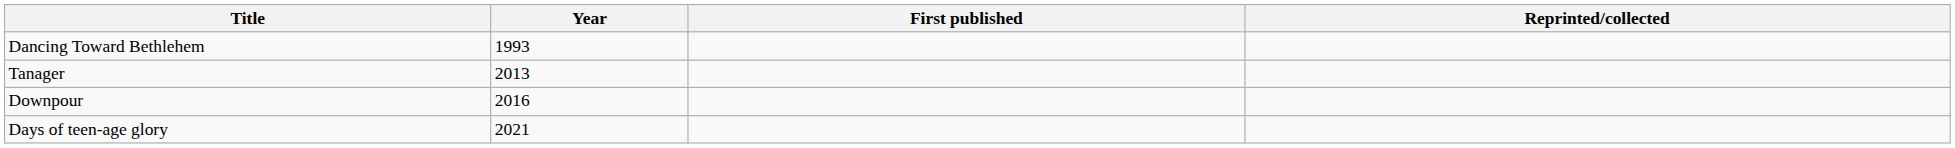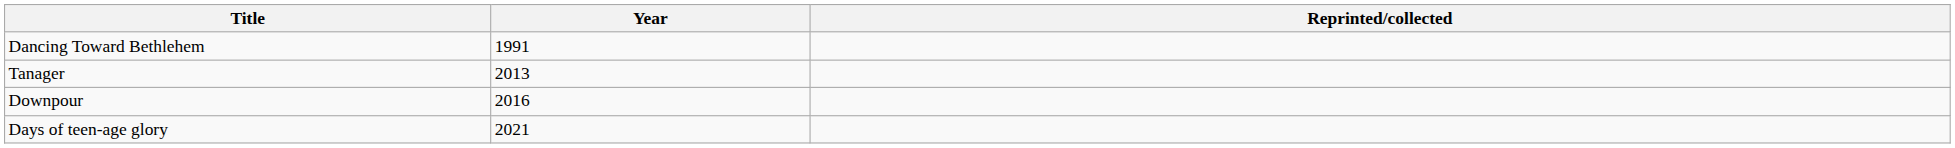- column: (966, 18)
(512, 45) 1993 -> (512, 45) 1991
